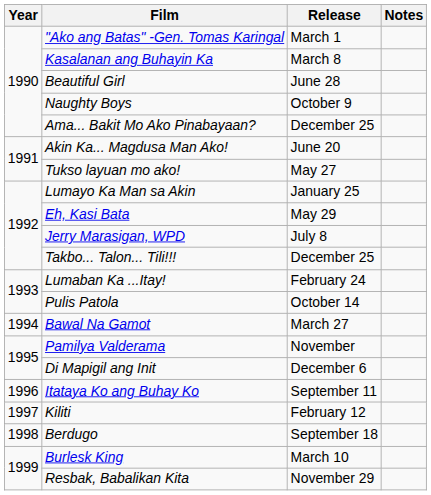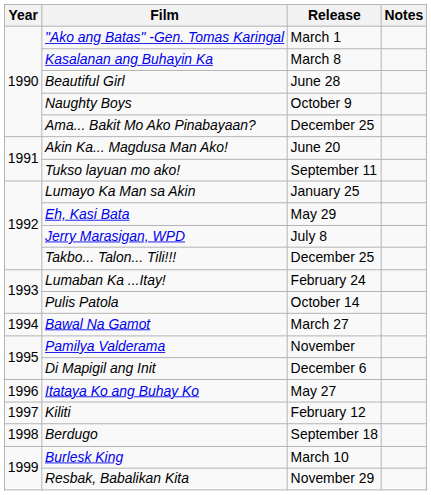(313, 170) May 27 -> (334, 170) September 11
(334, 390) September 11 -> (313, 390) May 27
